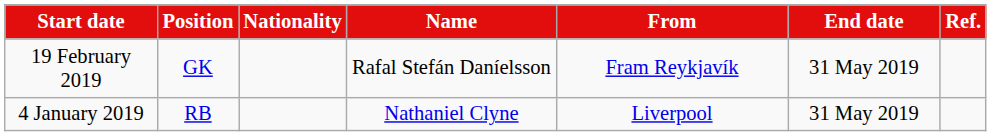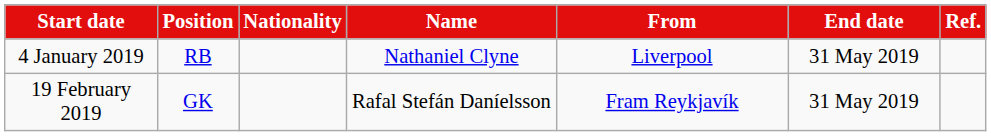rows swapped: (81, 114) <-> (81, 67)
